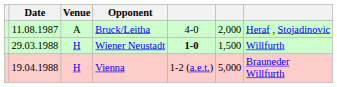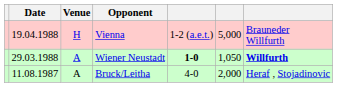rows swapped: (123, 29) <-> (110, 68)
(77, 45) H -> (77, 57) A
(230, 45) 1,500 -> (230, 57) 1,050
(265, 45) normal -> (267, 57) bold
